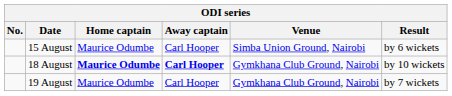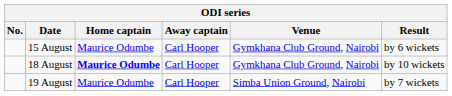(299, 47) Simba Union Ground, Nairobi -> (306, 47) Gymkhana Club Ground, Nairobi
(194, 64) bold -> (192, 64) normal
(306, 82) Gymkhana Club Ground, Nairobi -> (299, 82) Simba Union Ground, Nairobi
